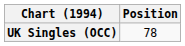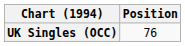(150, 32) 78 -> (150, 32) 76
